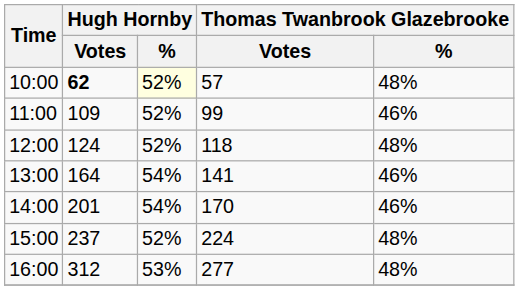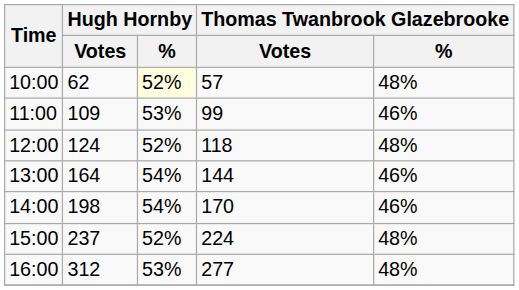(78, 82) bold -> (78, 82) normal
(162, 113) 52% -> (162, 113) 53%
(218, 176) 141 -> (218, 176) 144
(84, 207) 201 -> (84, 207) 198
